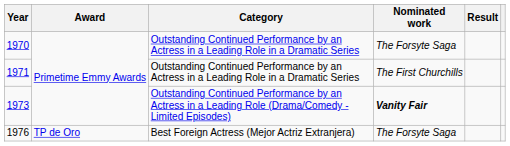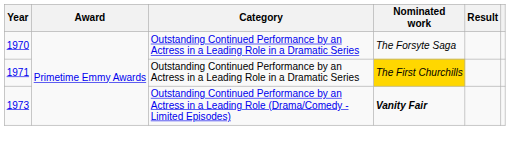(419, 72) no background -> (419, 72) gold background
- row: (18, 133)
